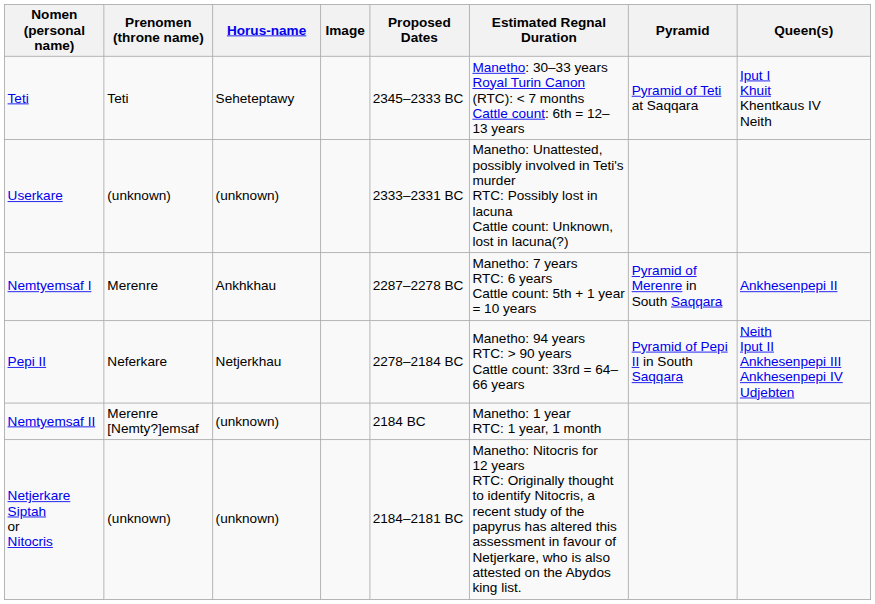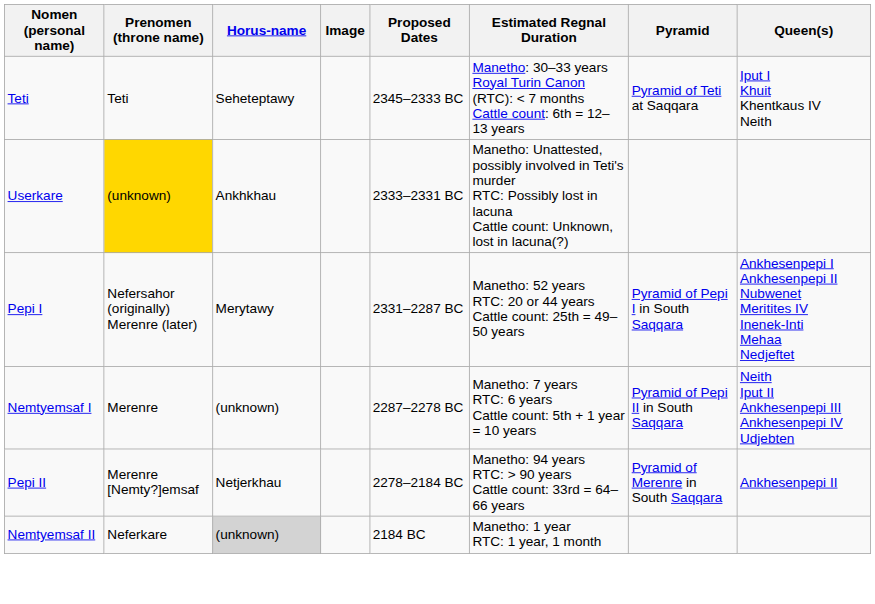(139, 196) no background -> (139, 196) gold background
(247, 196) (unknown) -> (246, 196) Ankhkhau
+ row: (25, 309)
(246, 286) Ankhkhau -> (247, 407) (unknown)
(677, 286) Pyramid of Merenre in South Saqqara -> (680, 407) Pyramid of Pepi II in South Saqqara
(789, 286) Ankhesenpepi II -> (791, 407) Neith Iput II Ankhesenpepi III Ankhesenpepi IV Udjebten
(137, 361) Neferkare -> (153, 482) Merenre [Nemty?]emsaf
(680, 361) Pyramid of Pepi II in South Saqqara -> (677, 482) Pyramid of Merenre in South Saqqara
(791, 361) Neith Iput II Ankhesenpepi III Ankhesenpepi IV Udjebten -> (789, 482) Ankhesenpepi II
(153, 421) Merenre [Nemty?]emsaf -> (137, 534) Neferkare
(247, 421) no background -> (247, 534) lightgrey background
- row: (39, 519)
